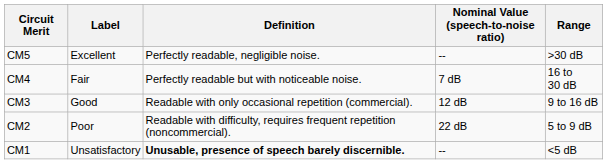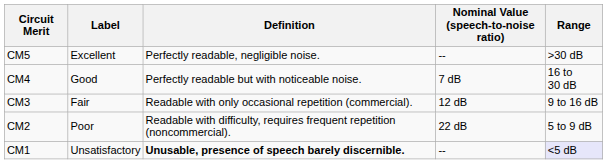(80, 79) Fair -> (84, 79) Good
(84, 103) Good -> (80, 103) Fair
(562, 150) no background -> (562, 150) lavender background
